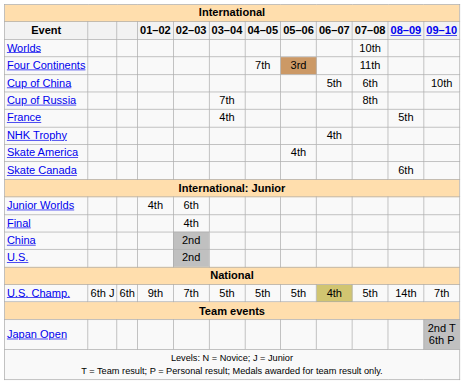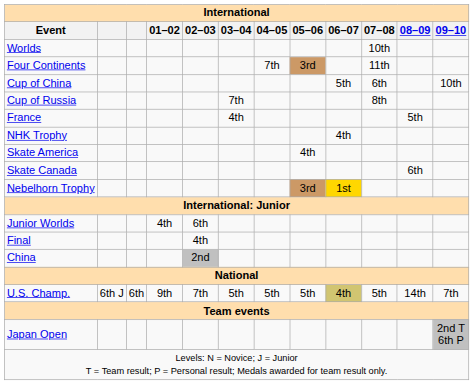+ row: (51, 188)
- row: (18, 258)
